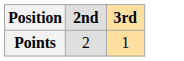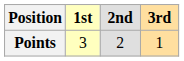+ column: (83, 17)
